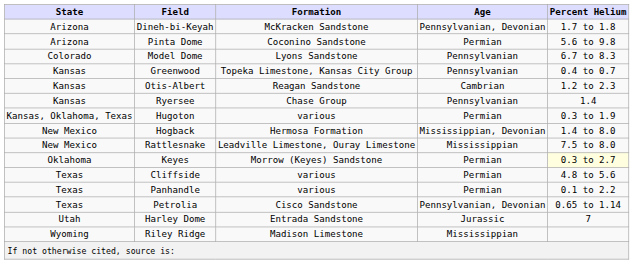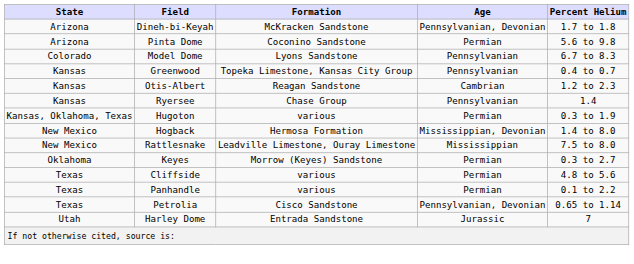(588, 160) lightyellow background -> (588, 160) no background
- row: (175, 234)
